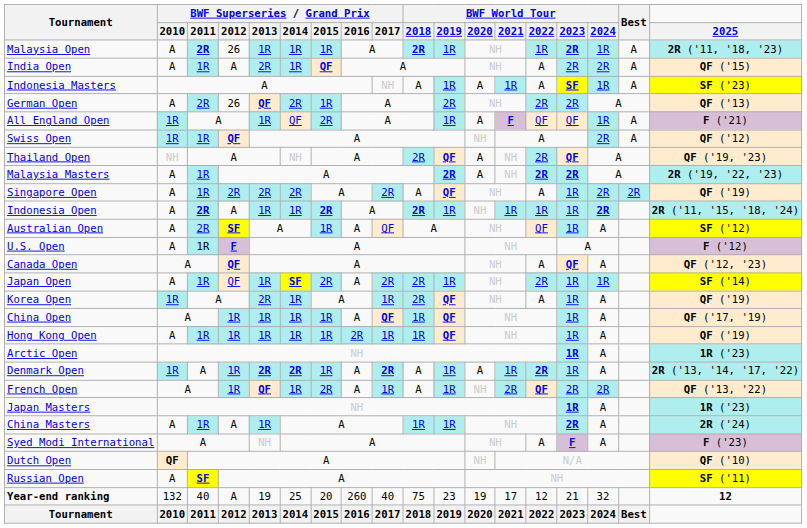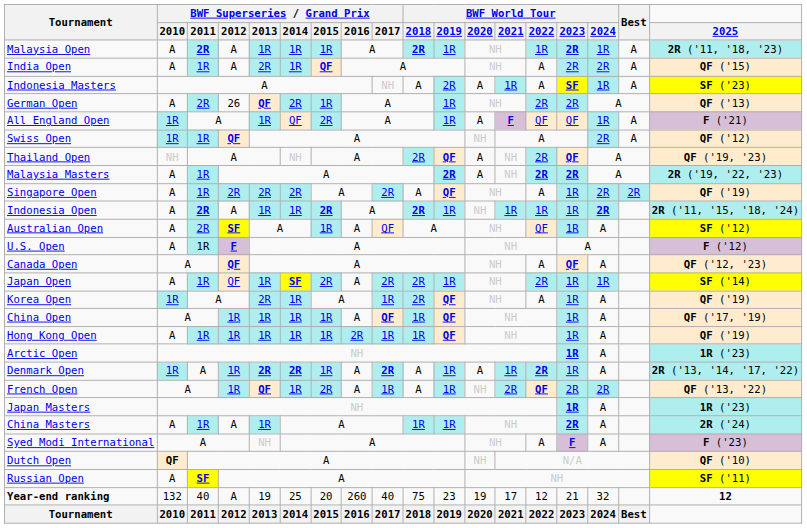(234, 49) 26 -> (234, 49) A
(449, 85) 1R -> (449, 85) 2R
(449, 103) 2R -> (449, 103) 1R
